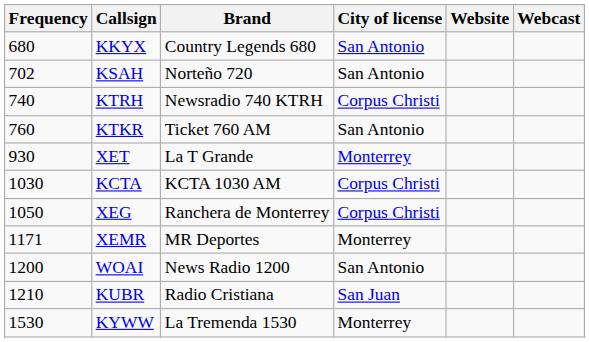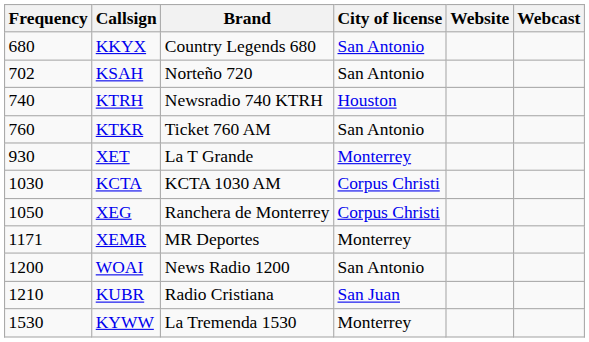(389, 101) Corpus Christi -> (367, 101) Houston
